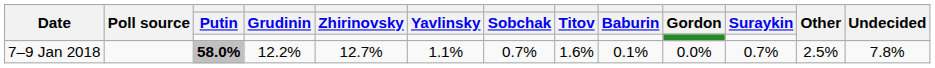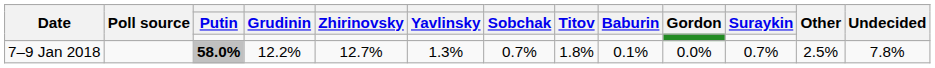(446, 52) 1.1% -> (446, 52) 1.3%
(577, 52) 1.6% -> (577, 52) 1.8%
